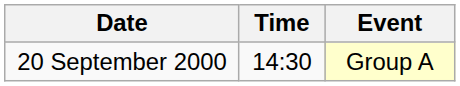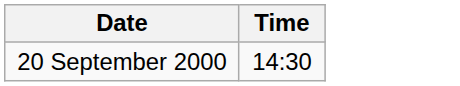- column: (390, 23)
